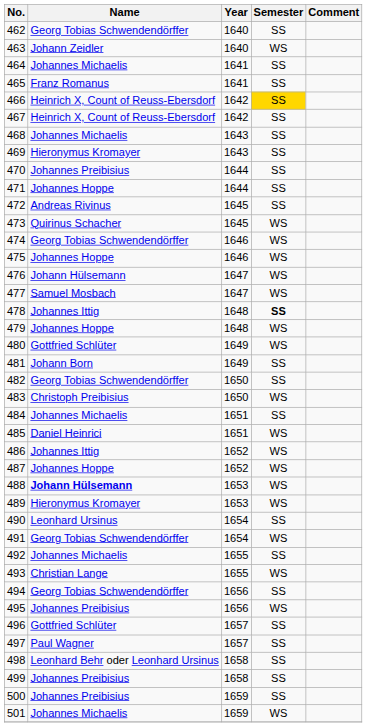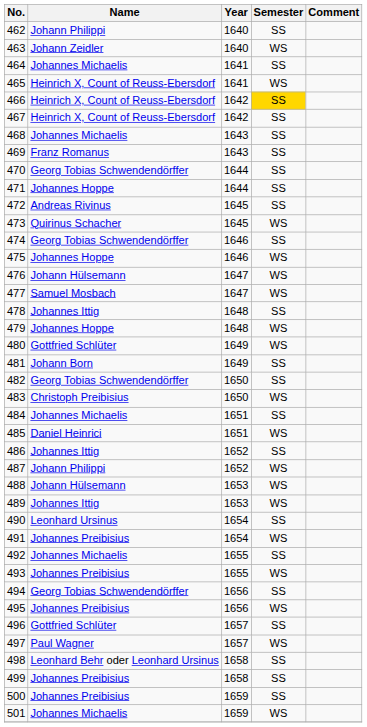(109, 30) Georg Tobias Schwendendörffer -> (68, 30) Johann Philippi
(70, 83) Franz Romanus -> (123, 83) Heinrich X, Count of Reuss-Ebersdorf
(278, 83) SS -> (278, 83) WS
(85, 153) Hieronymus Kromayer -> (70, 153) Franz Romanus
(80, 170) Johannes Preibisius -> (109, 170) Georg Tobias Schwendendörffer
(278, 240) WS -> (278, 240) SS
(278, 310) bold -> (278, 310) normal
(278, 450) WS -> (278, 450) SS
(72, 468) Johannes Hoppe -> (68, 468) Johann Philippi
(81, 485) bold -> (78, 485) normal
(85, 503) Hieronymus Kromayer -> (65, 503) Johannes Ittig
(109, 538) Georg Tobias Schwendendörffer -> (80, 538) Johannes Preibisius
(69, 573) Christian Lange -> (80, 573) Johannes Preibisius
(278, 643) SS -> (278, 643) WS
